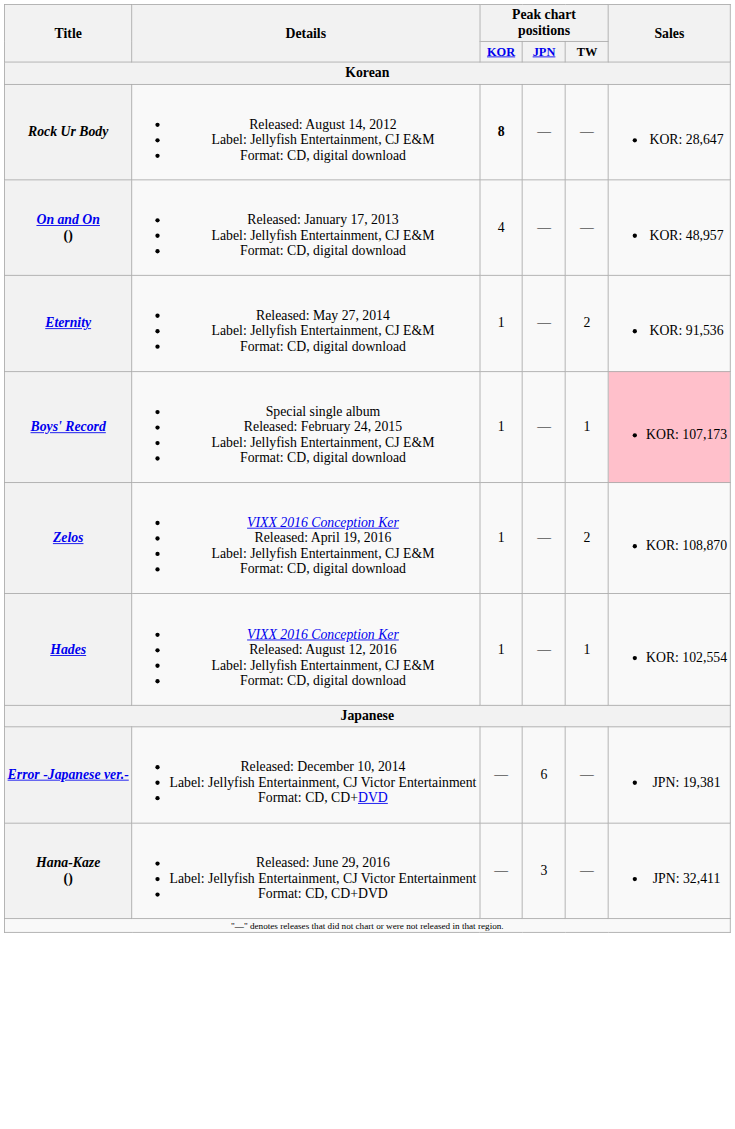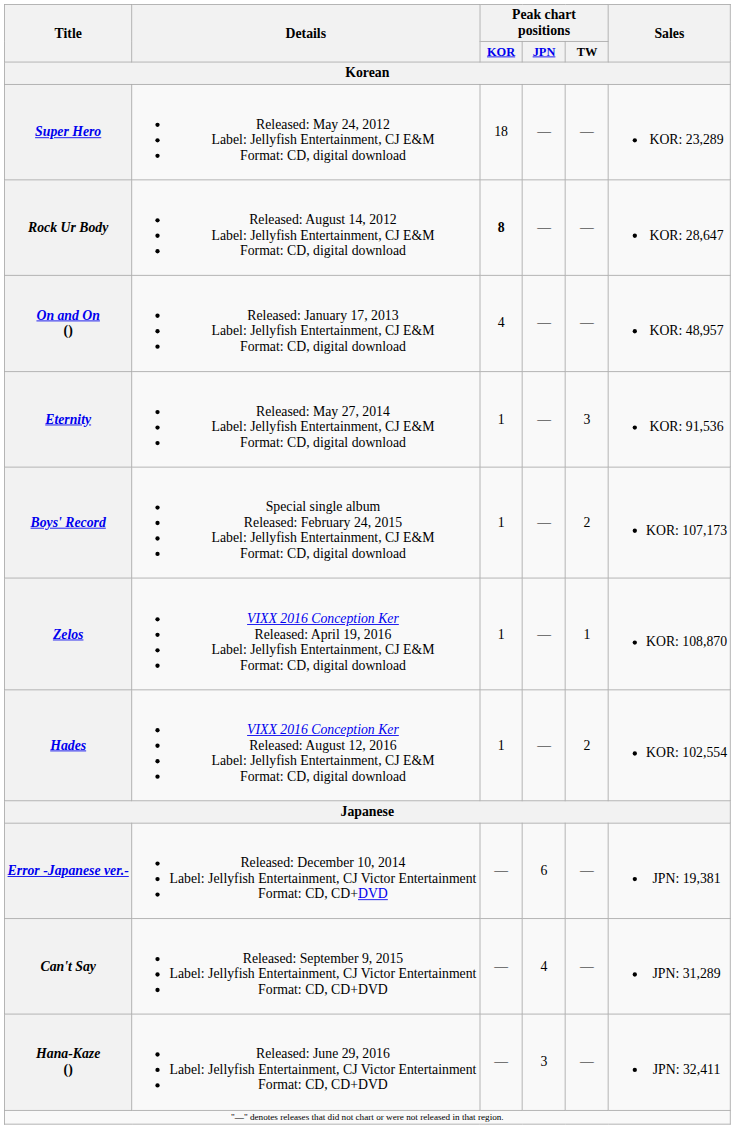+ row: (68, 131)
(587, 323) 2 -> (587, 419) 3
(587, 427) 1 -> (587, 522) 2
(669, 435) pink background -> (669, 530) no background
(587, 538) 2 -> (587, 634) 1
(587, 649) 1 -> (587, 745) 2
+ row: (68, 966)
